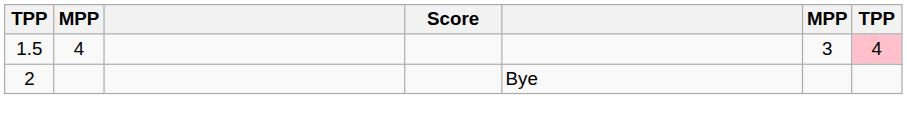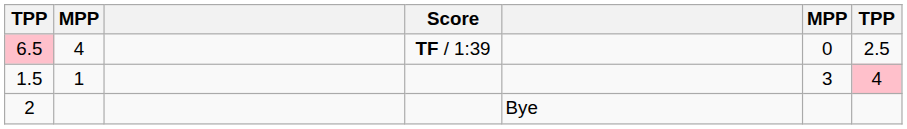+ row: (29, 49)
(79, 49) 4 -> (79, 78) 1
